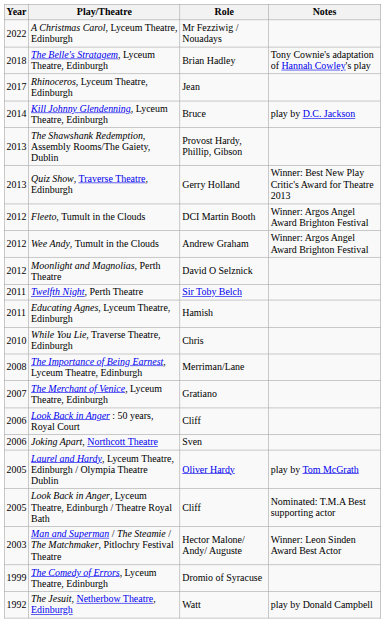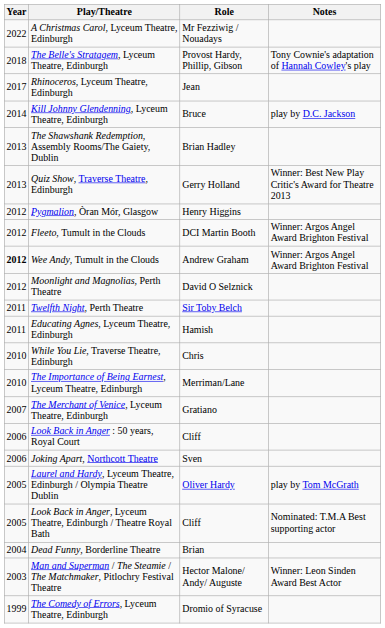(209, 60) Brian Hadley -> (212, 60) Provost Hardy, Phillip, Gibson
(212, 146) Provost Hardy, Phillip, Gibson -> (209, 146) Brian Hadley
+ row: (95, 211)
(17, 244) normal -> (17, 259) bold
(17, 367) 2008 -> (17, 383) 2010
+ row: (96, 550)
- row: (93, 605)
